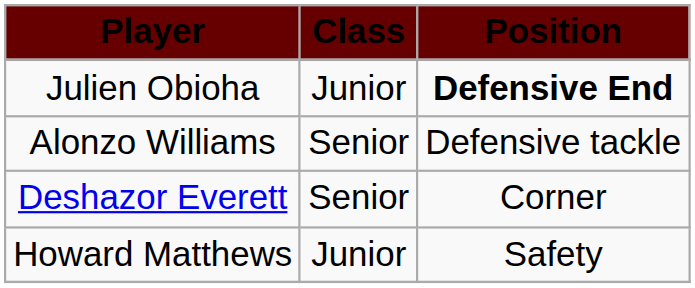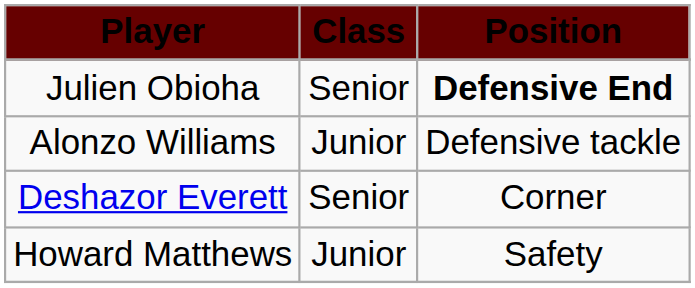(359, 87) Junior -> (359, 87) Senior
(359, 142) Senior -> (359, 142) Junior
